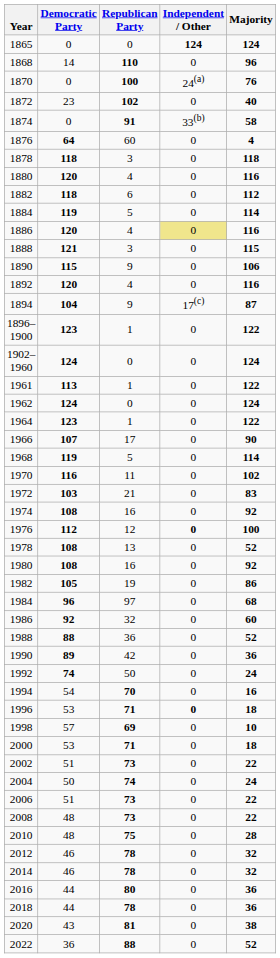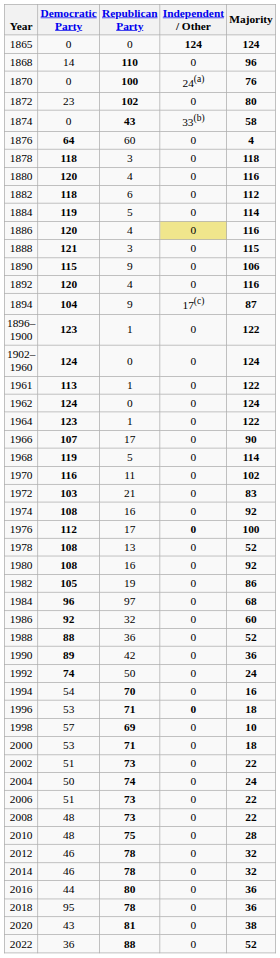(251, 101) 40 -> (251, 101) 80
(130, 120) 91 -> (130, 120) 43
(130, 529) 12 -> (130, 529) 17
(69, 907) 44 -> (69, 907) 95
